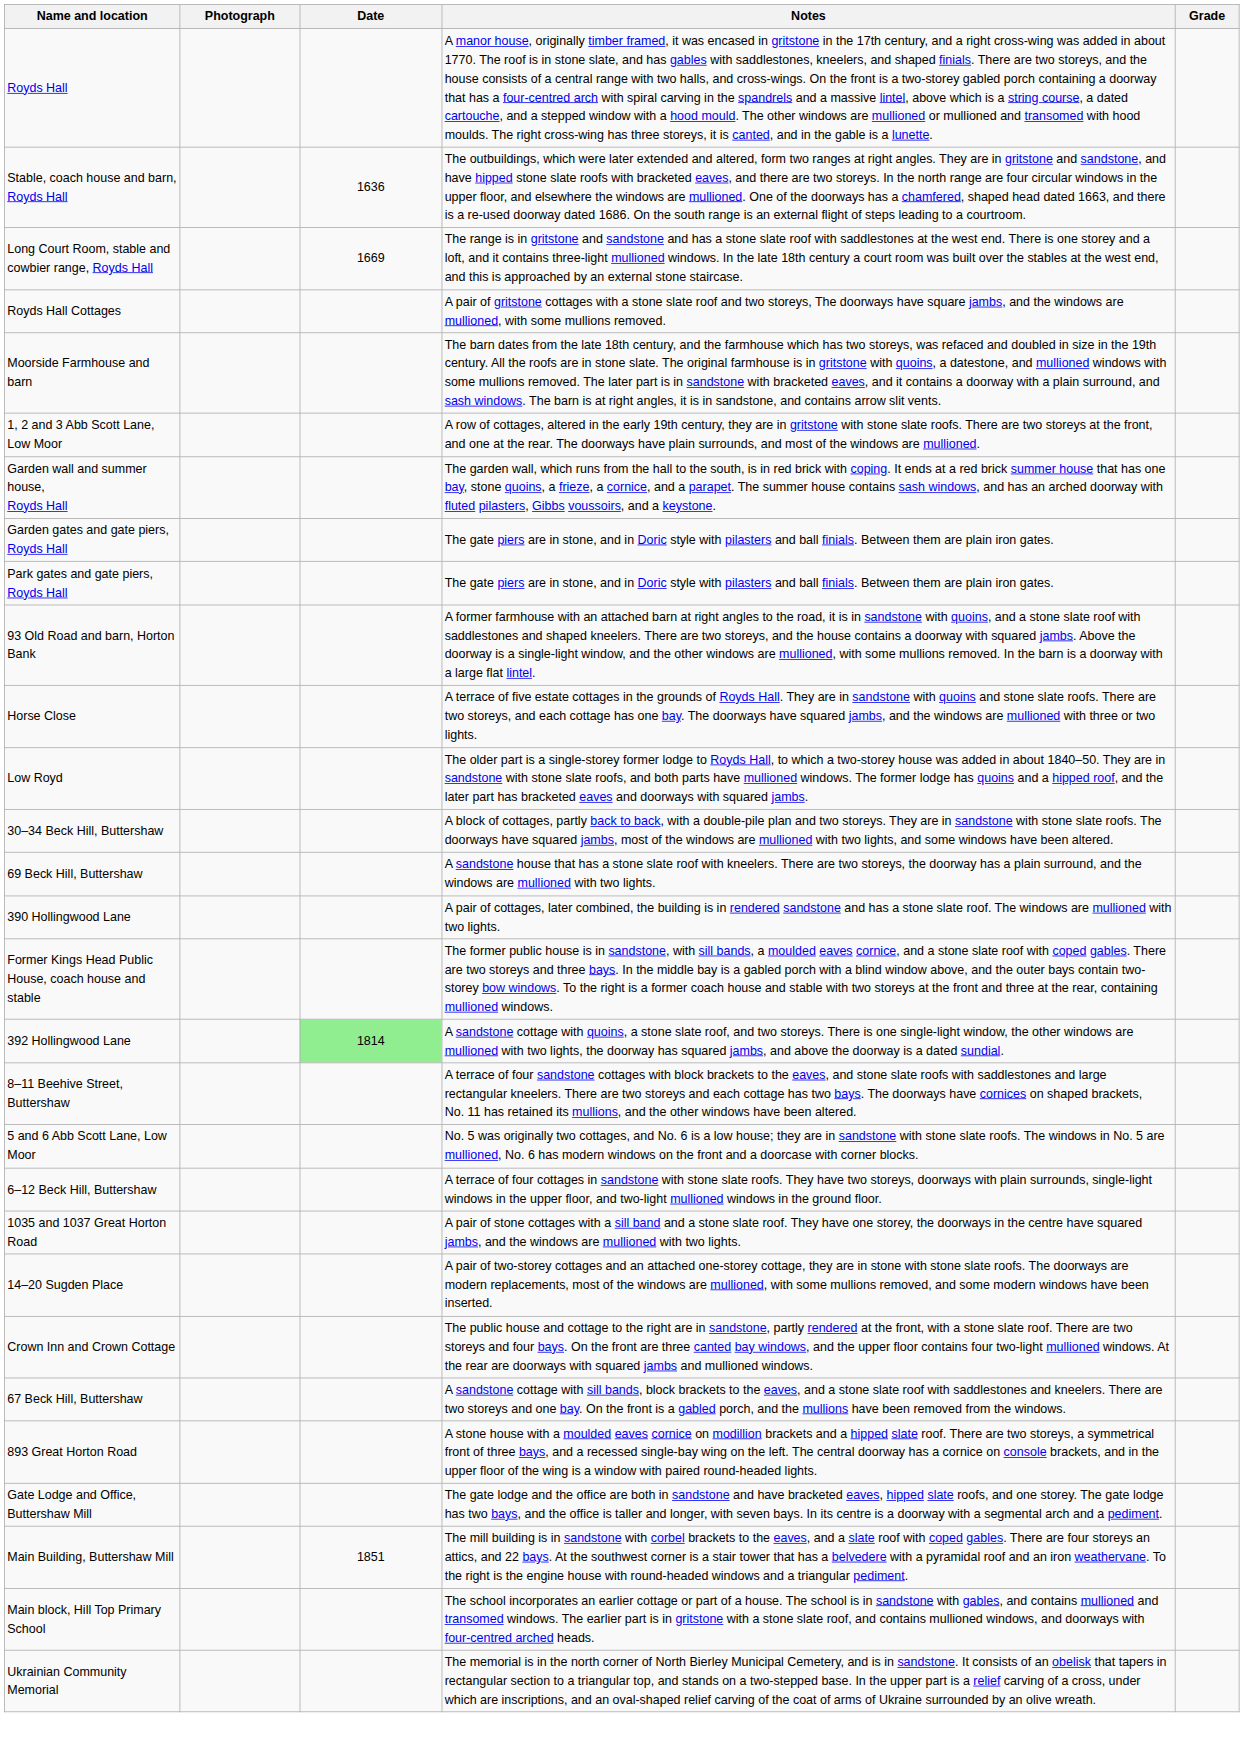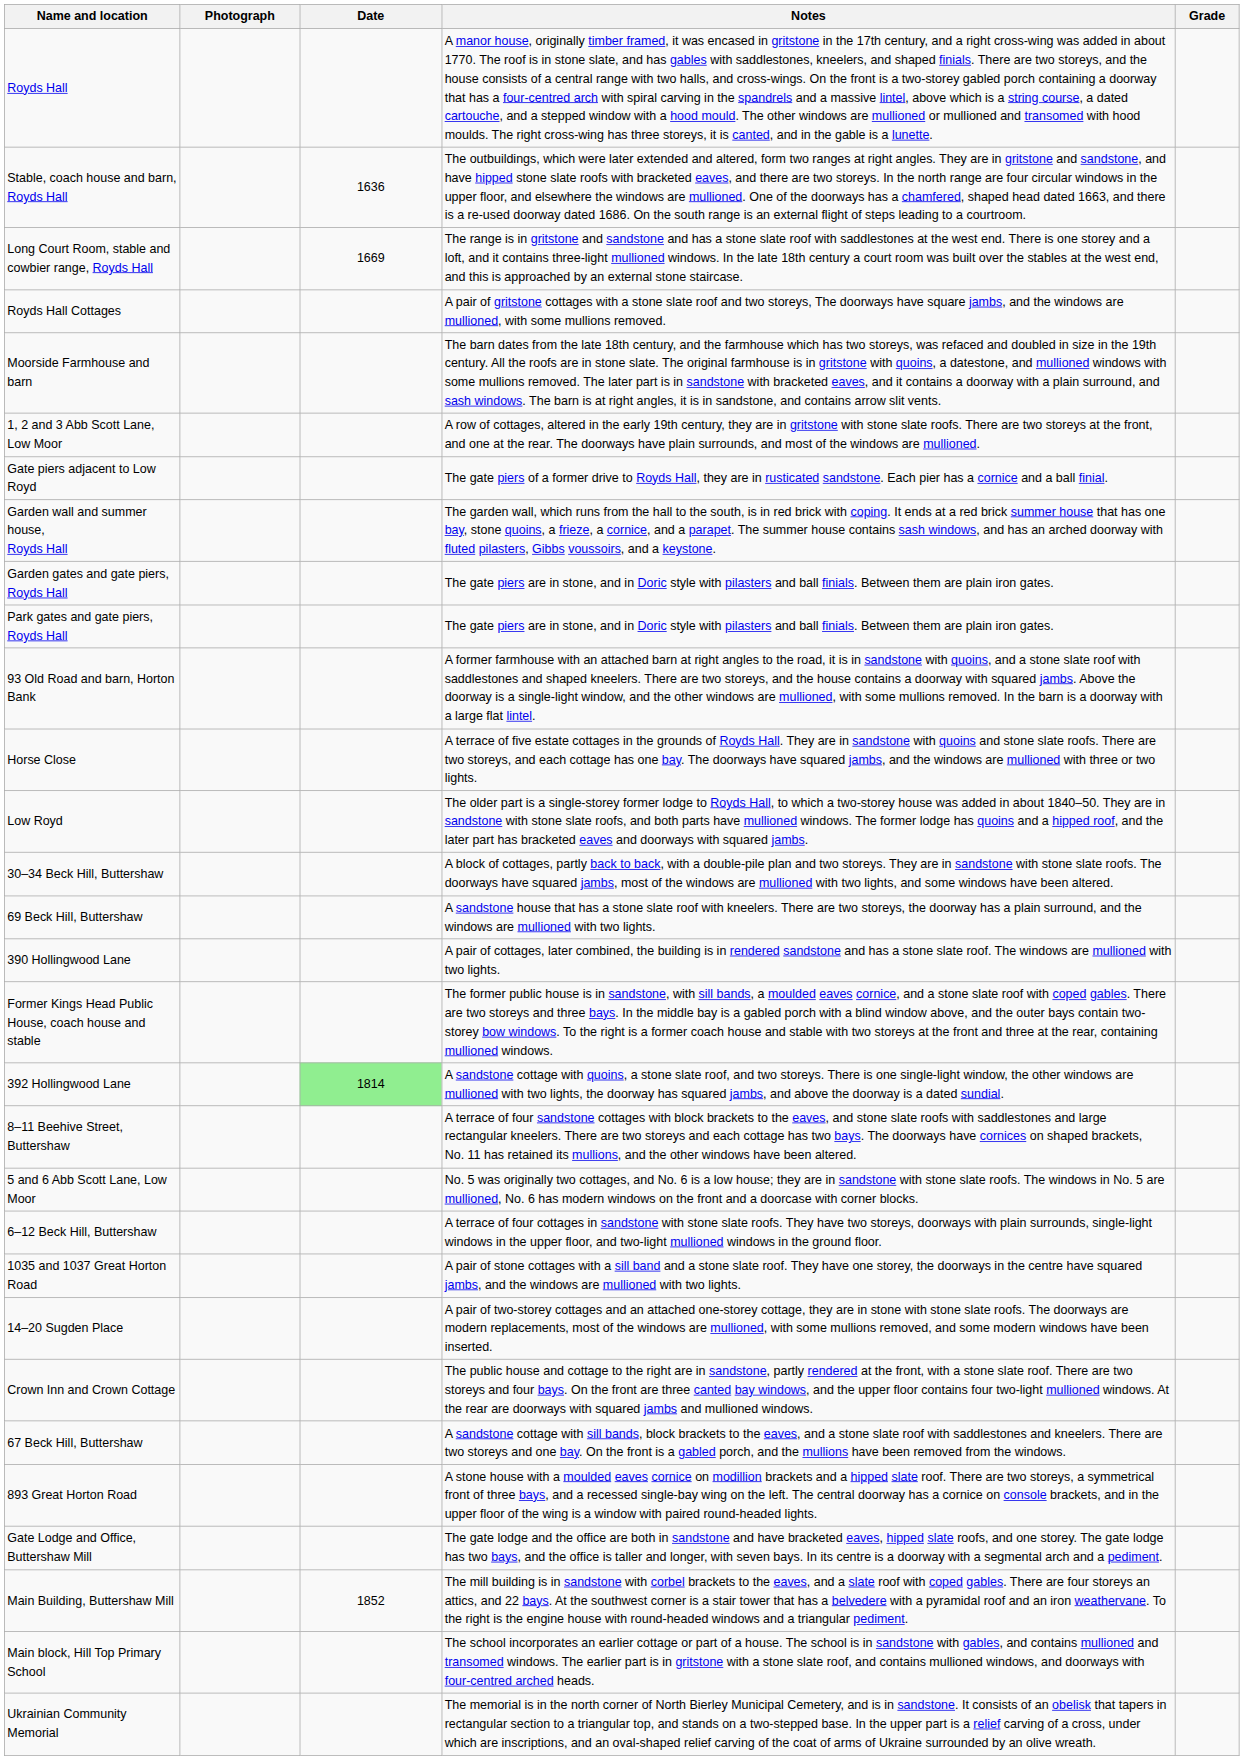+ row: (82, 478)
(371, 1557) 1851 -> (371, 1600) 1852
